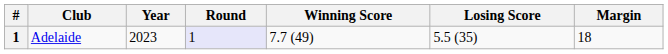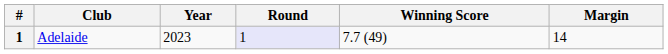- column: (502, 15)
(585, 37) 18 -> (560, 37) 14
